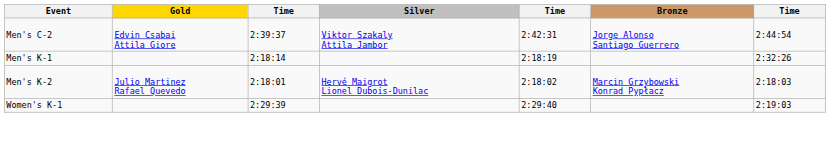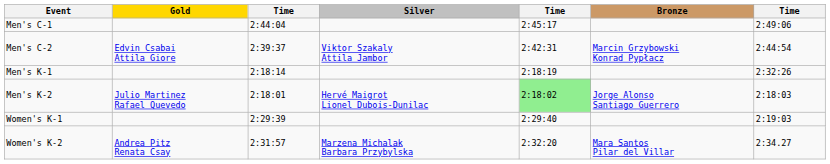+ row: (29, 25)
(636, 40) Jorge Alonso Santiago Guerrero -> (636, 53) Marcin Grzybowski Konrad Pypłacz
(539, 82) no background -> (539, 96) lightgreen background
(636, 87) Marcin Grzybowski Konrad Pypłacz -> (636, 100) Jorge Alonso Santiago Guerrero
+ row: (34, 143)
